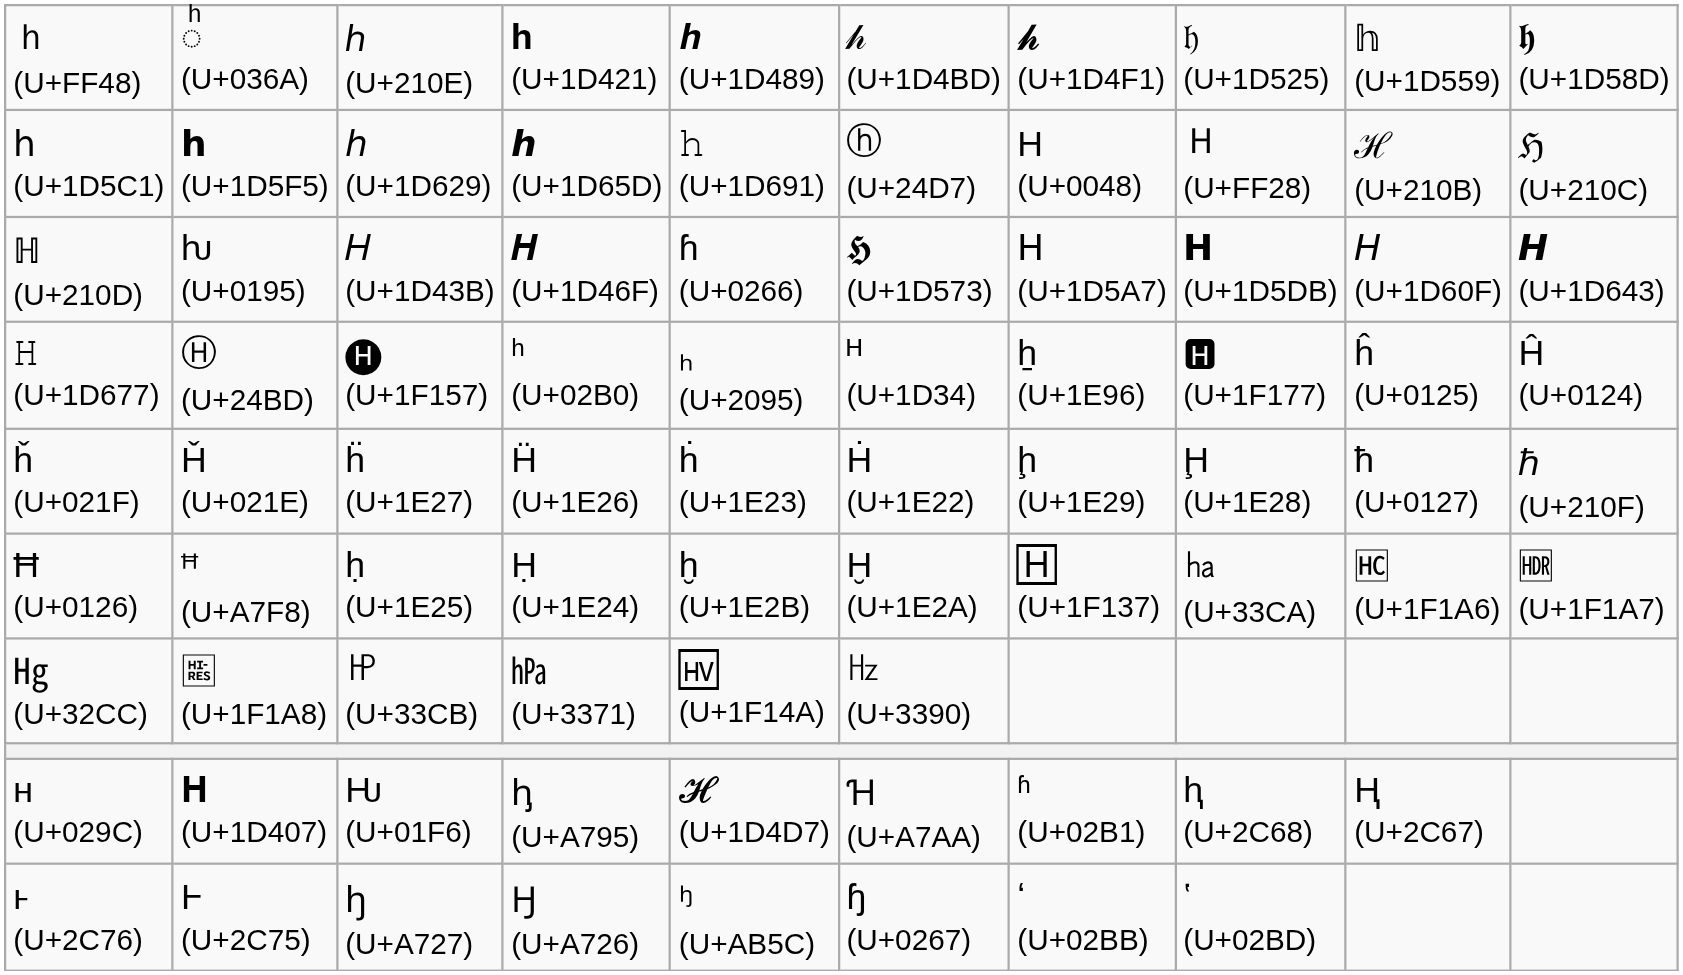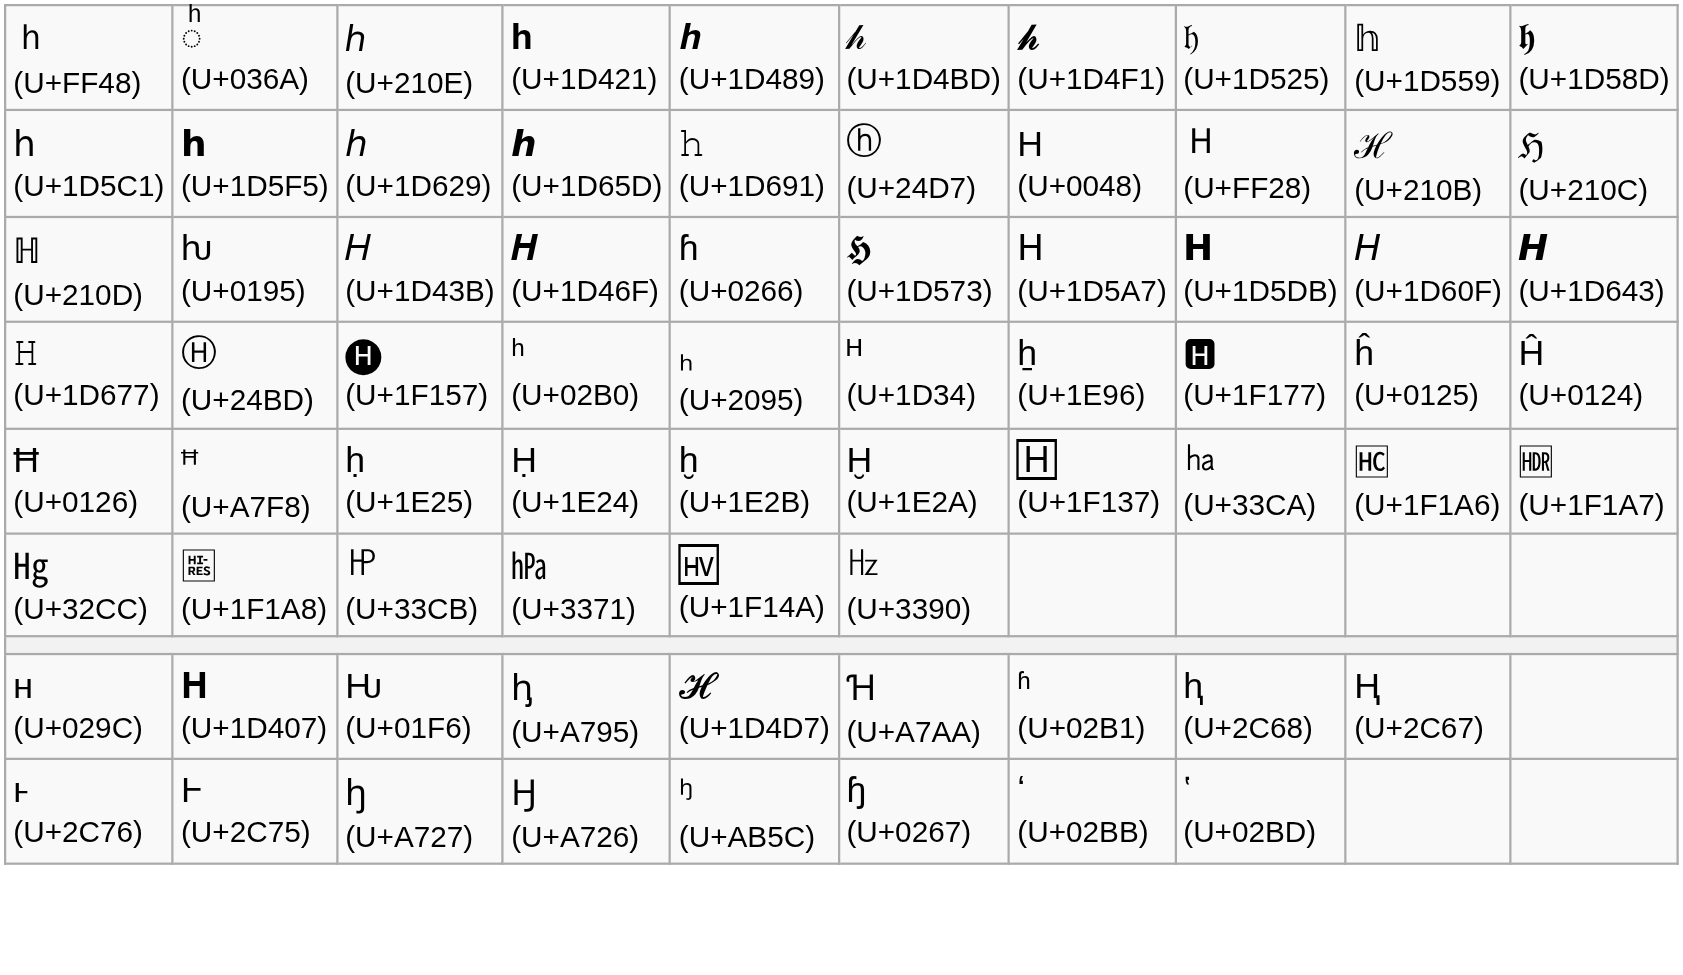- row: (77, 479)
